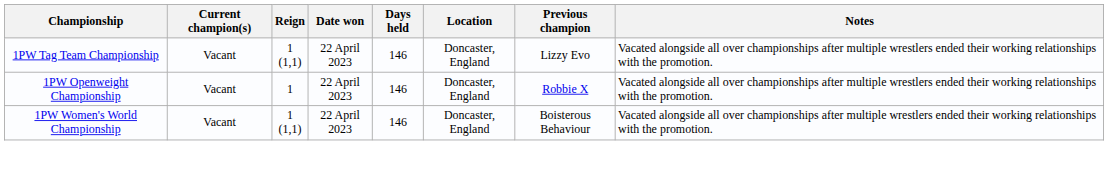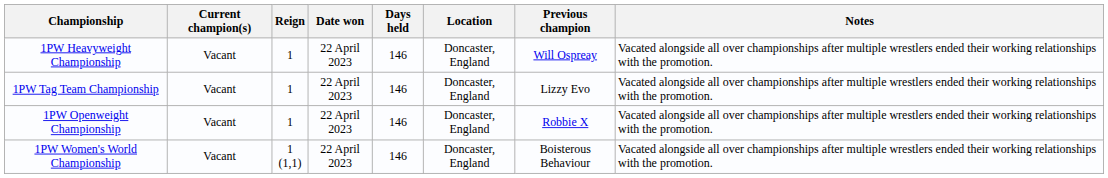+ row: (86, 54)
(290, 54) 1 (1,1) -> (290, 88) 1
